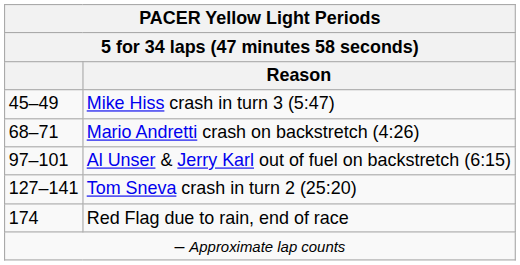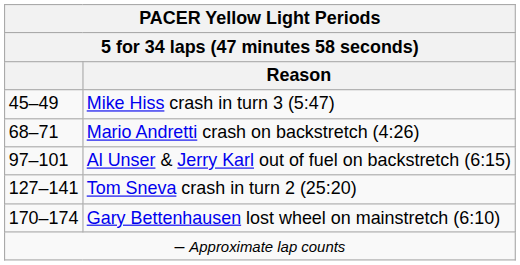+ row: (293, 217)
- row: (218, 217)
